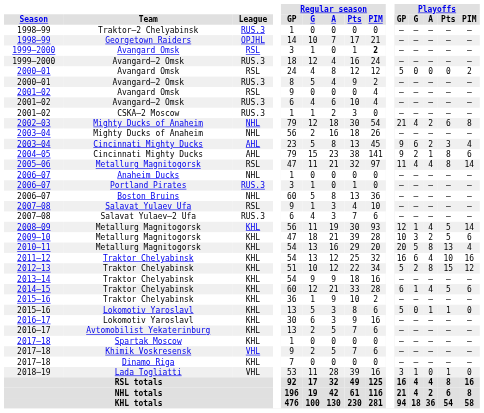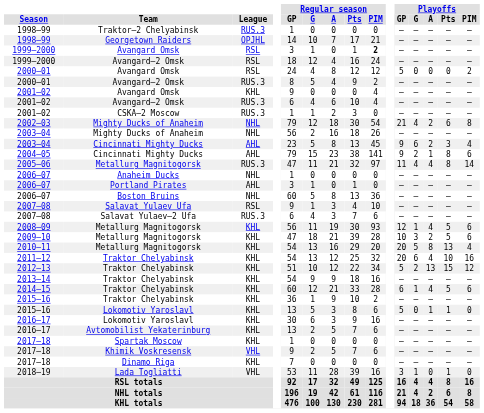(253, 61) RUS.3 -> (253, 61) RSL
(253, 92) RSL -> (253, 92) KHL
(253, 165) RSL -> (253, 165) RUS.3
(253, 185) RUS.3 -> (253, 185) AHL
(469, 227) 14 -> (469, 227) 6
(401, 258) 16 -> (401, 258) 20
(431, 268) 8 -> (431, 268) 13
